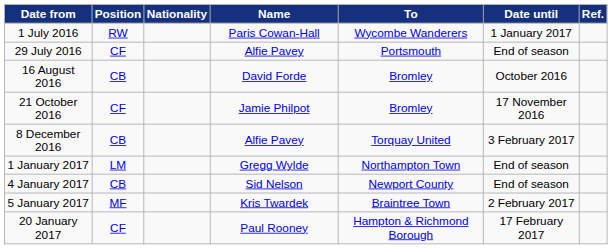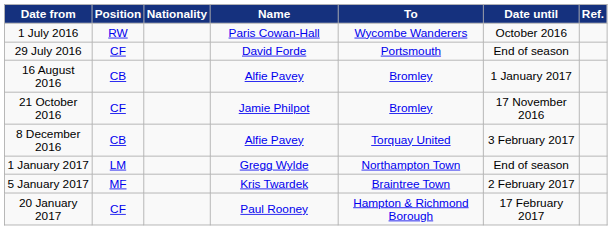(531, 33) 1 January 2017 -> (531, 33) October 2016
(274, 51) Alfie Pavey -> (274, 51) David Forde
(274, 77) David Forde -> (274, 77) Alfie Pavey
(531, 77) October 2016 -> (531, 77) 1 January 2017
- row: (48, 184)
